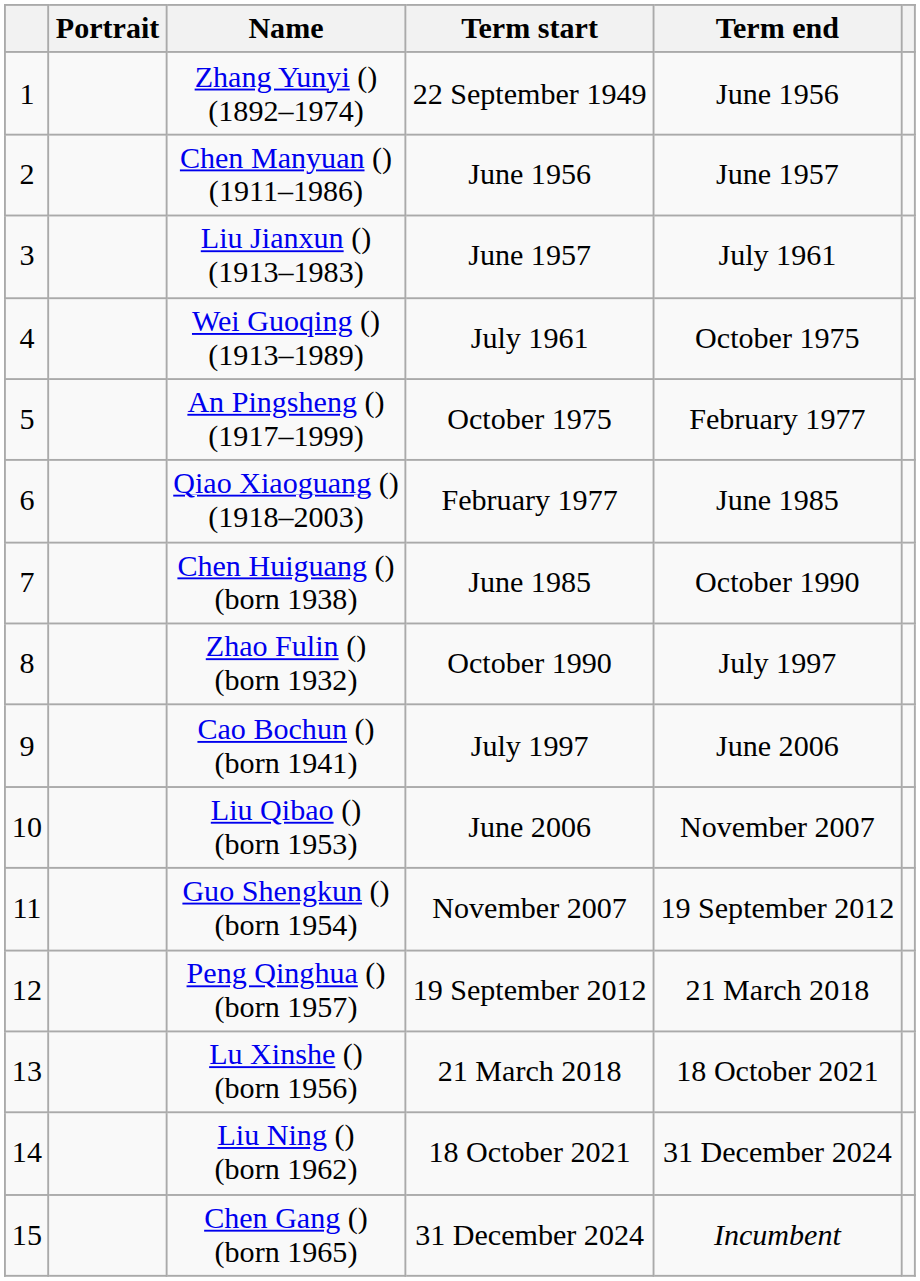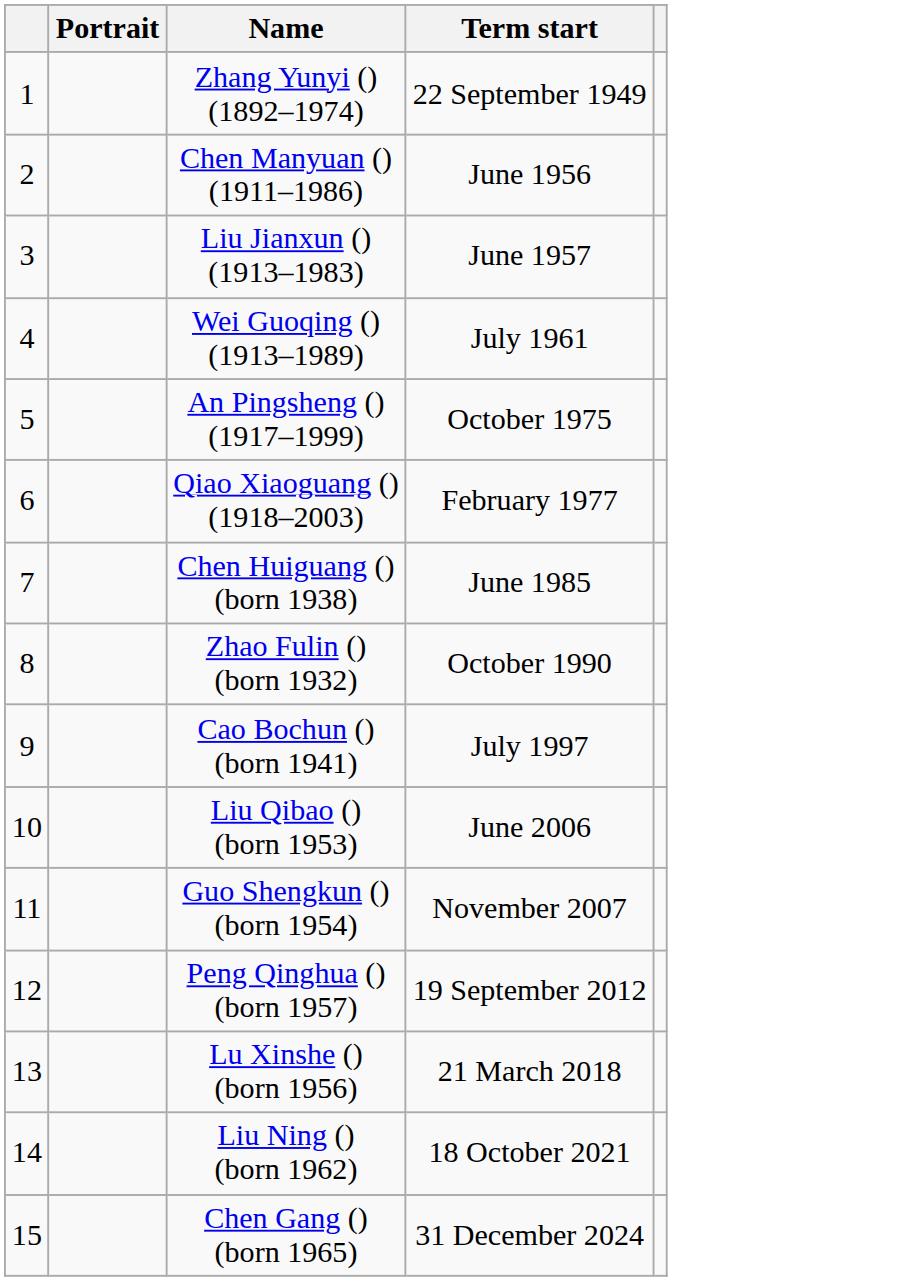- column: (777, 28)
